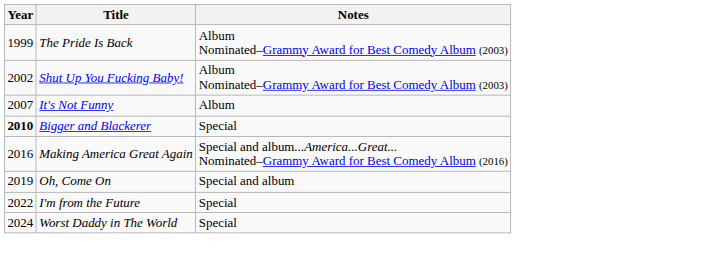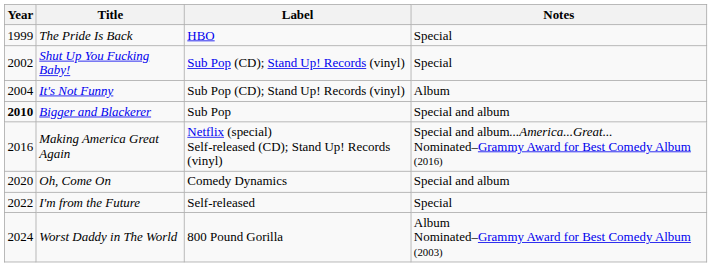+ column: (298, 14)
(353, 42) Album Nominated–Grammy Award for Best Comedy Album (2003) -> (433, 35) Special
(353, 77) Album Nominated–Grammy Award for Best Comedy Album (2003) -> (433, 63) Special
(20, 105) 2007 -> (20, 91) 2004
(218, 126) Special -> (462, 111) Special and album
(20, 181) 2019 -> (20, 181) 2020
(218, 222) Special -> (552, 237) Album Nominated–Grammy Award for Best Comedy Album (2003)
